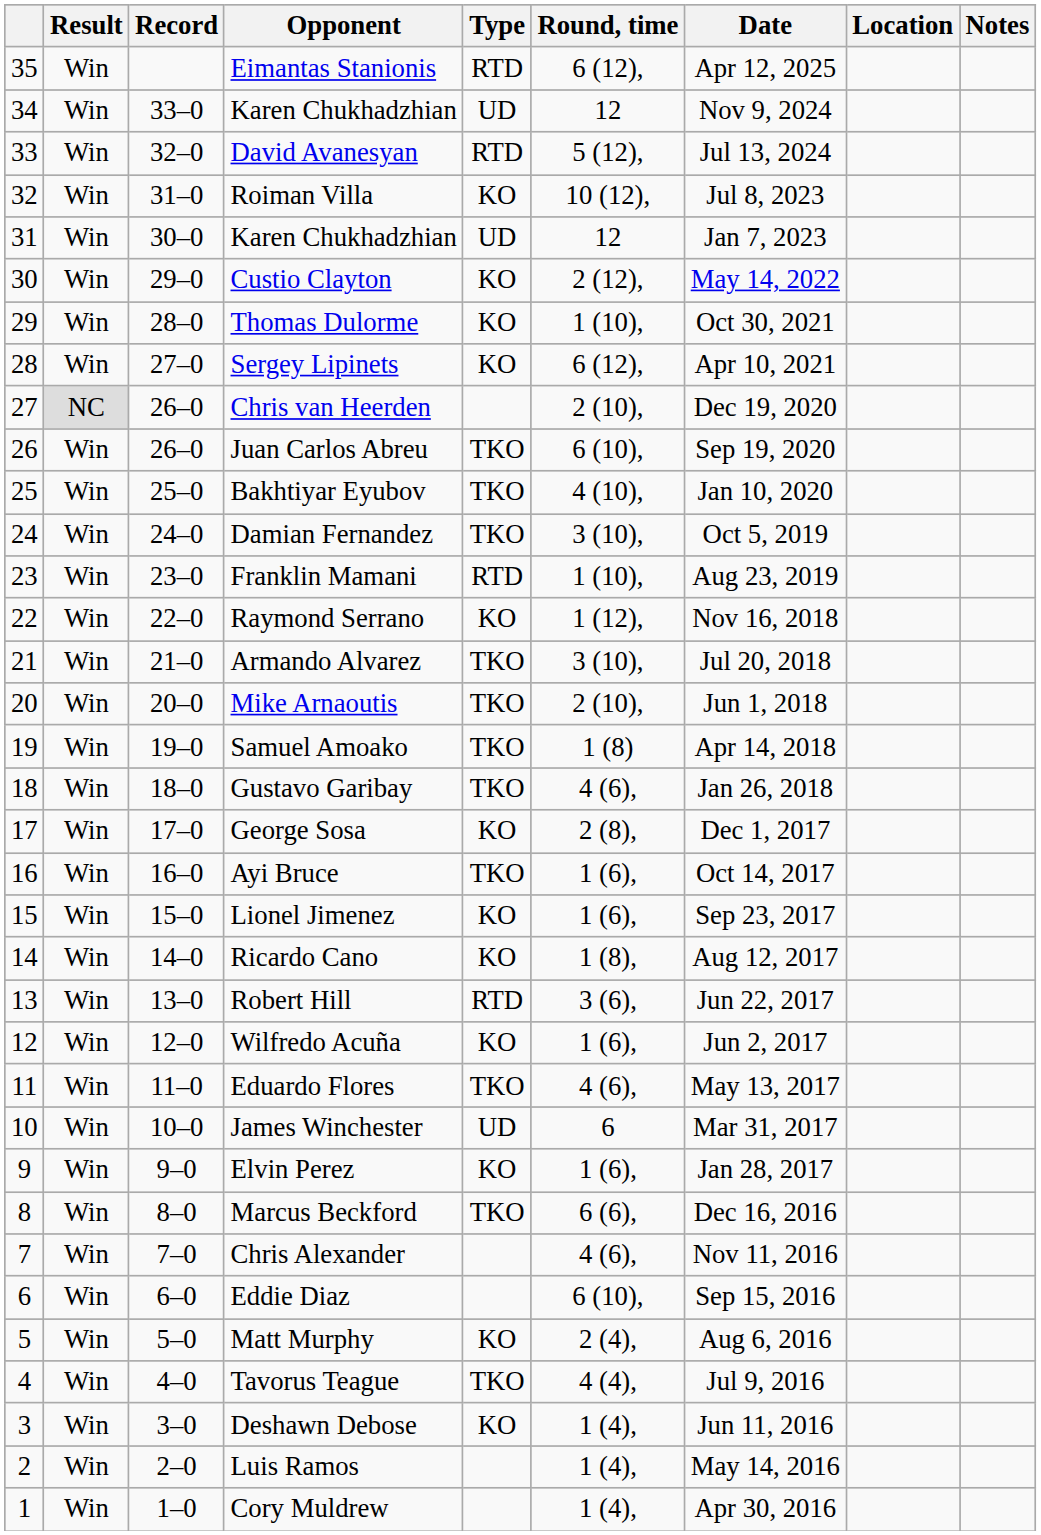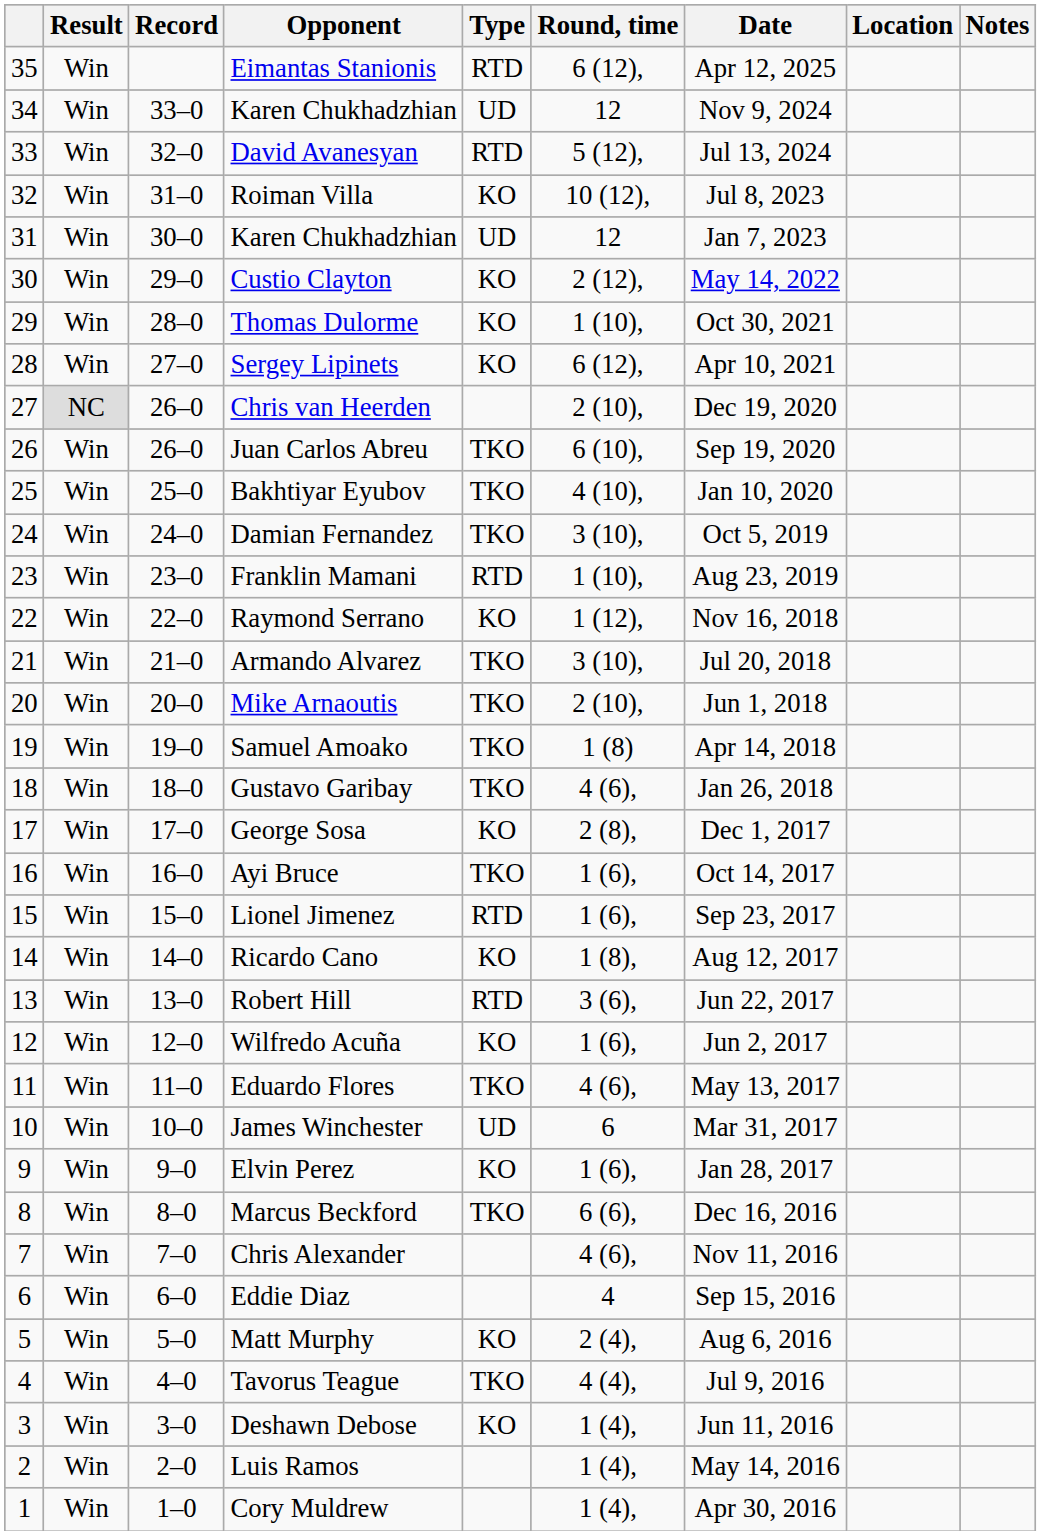(497, 915) KO -> (497, 915) RTD
(608, 1296) 6 (10), -> (608, 1296) 4
